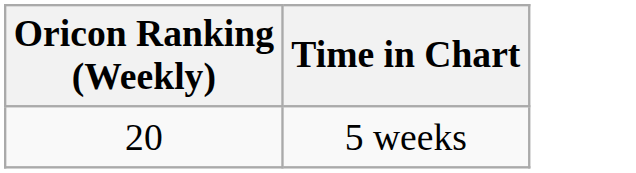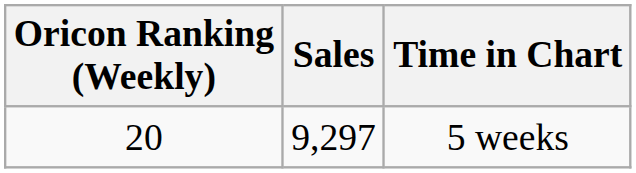+ column: (334, 55)
